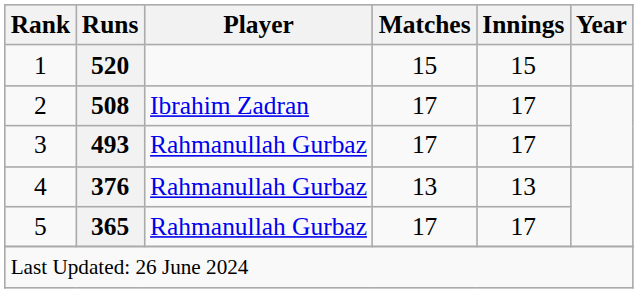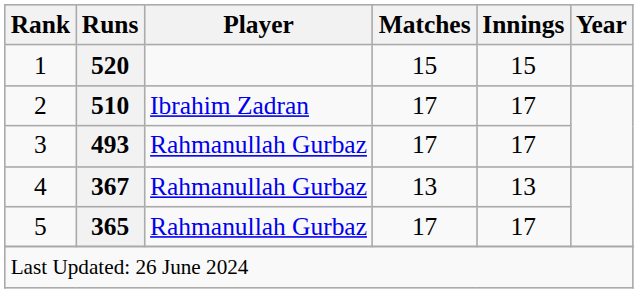(110, 105) 508 -> (110, 105) 510
(110, 186) 376 -> (110, 186) 367
